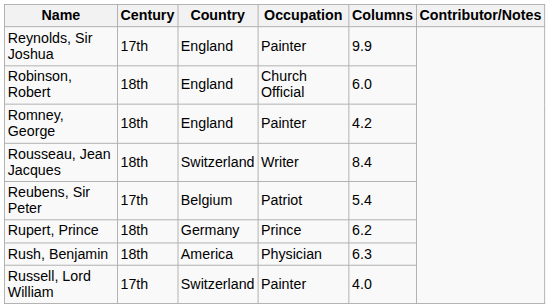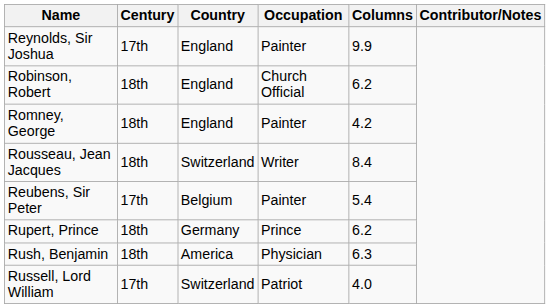(362, 84) 6.0 -> (362, 84) 6.2
(282, 200) Patriot -> (284, 200) Painter
(284, 284) Painter -> (282, 284) Patriot
